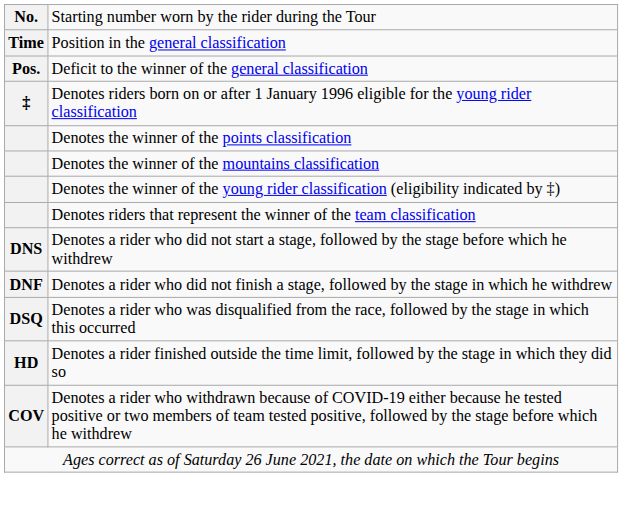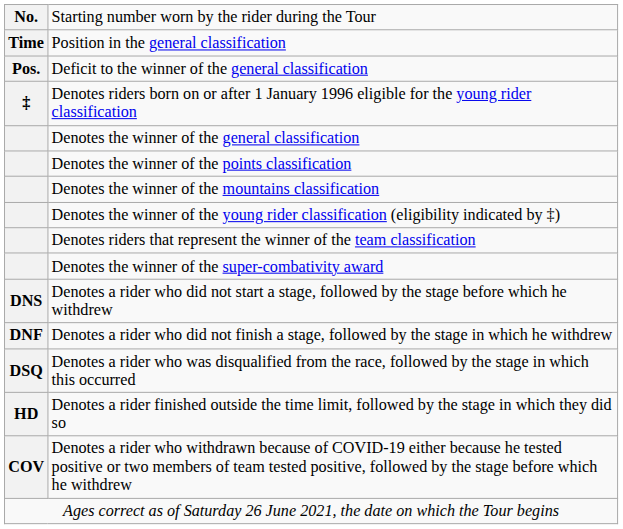+ row: (206, 138)
+ row: (217, 266)
